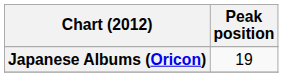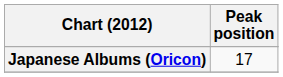(244, 59) 19 -> (244, 59) 17
